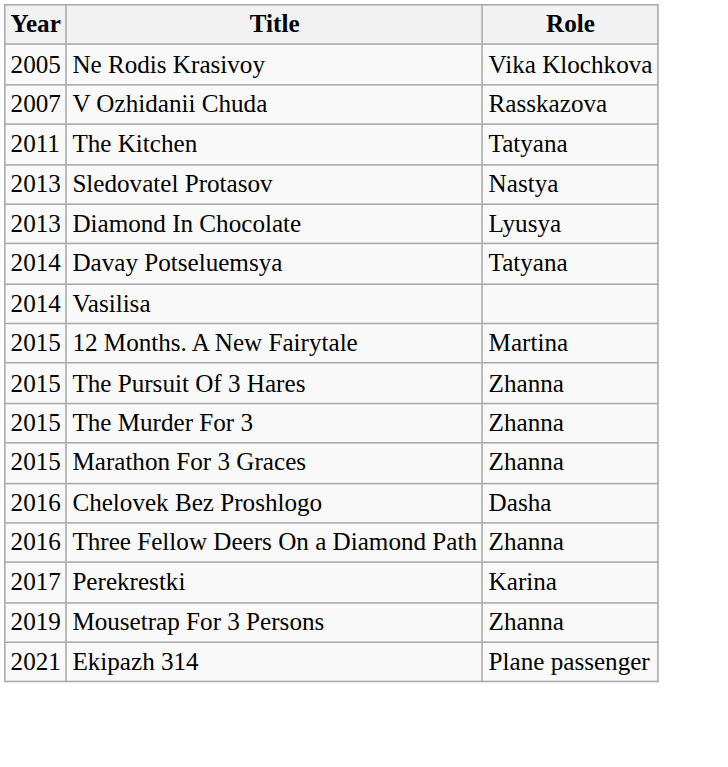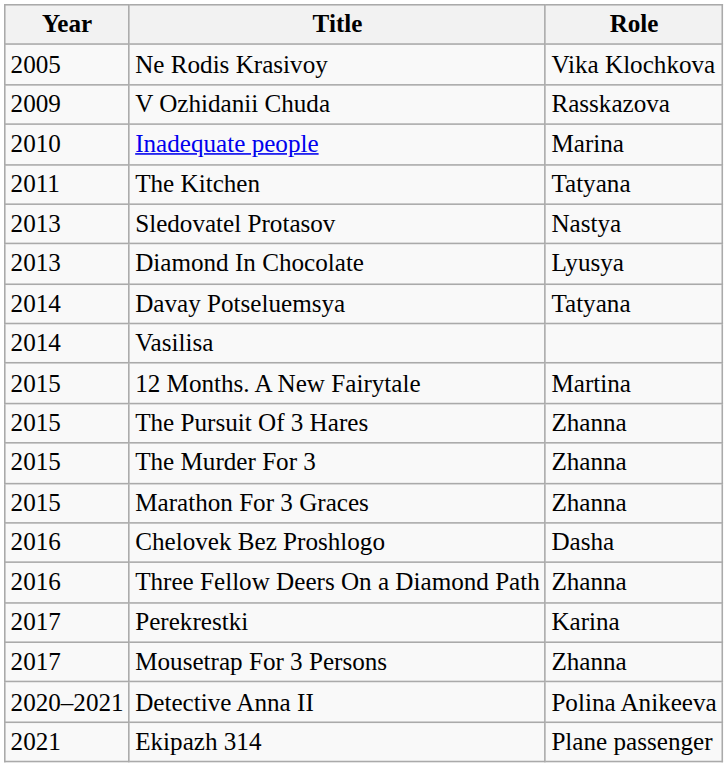(36, 104) 2007 -> (36, 104) 2009
+ row: (227, 143)
(36, 622) 2019 -> (36, 661) 2017
+ row: (224, 701)
